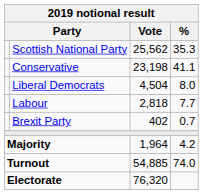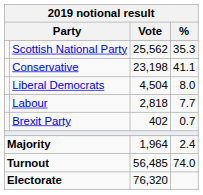(187, 144) 4.2 -> (187, 144) 2.4
(150, 162) 54,885 -> (150, 162) 56,485
